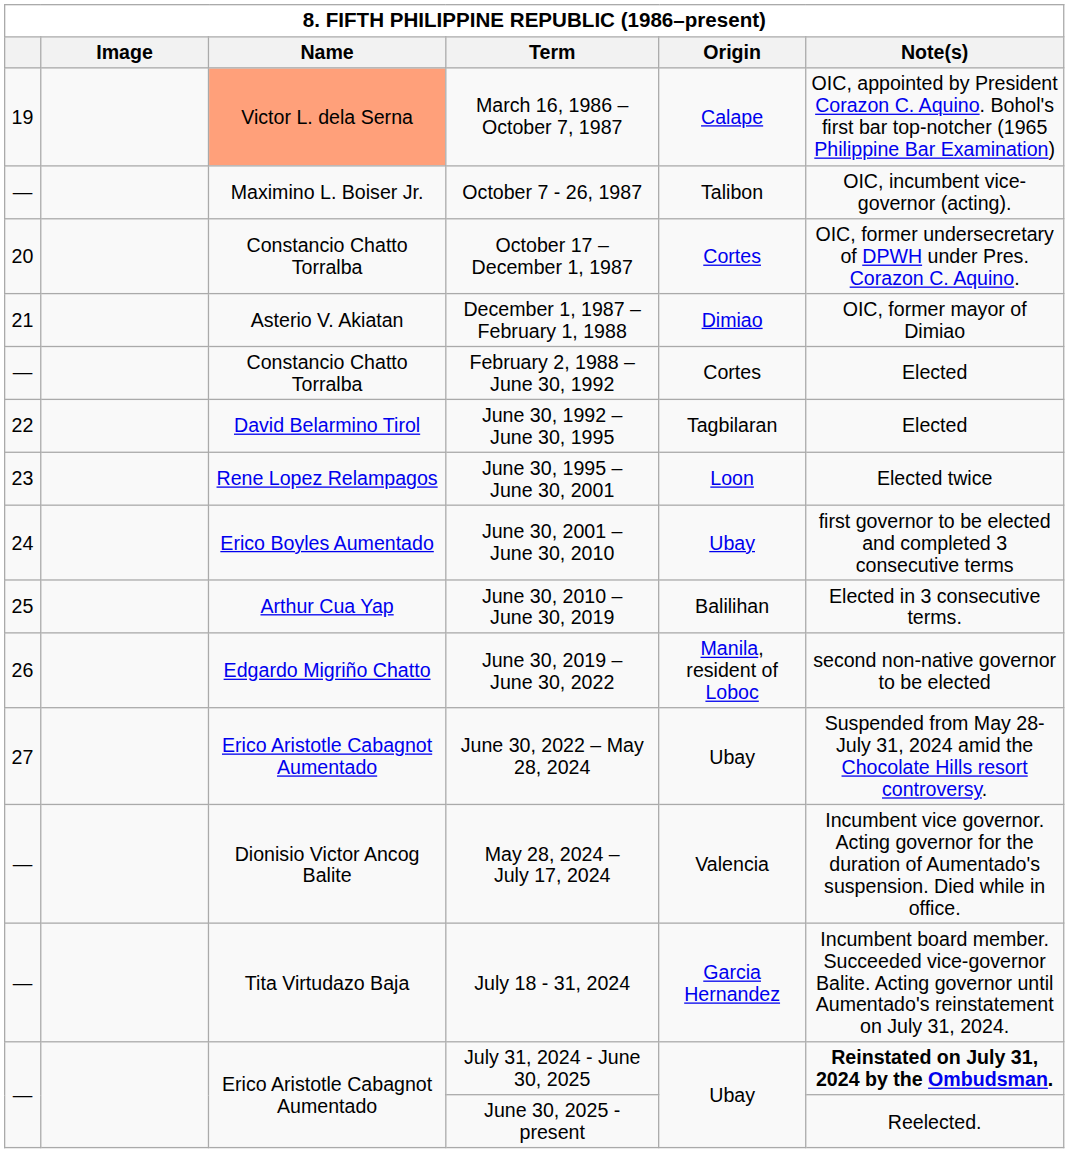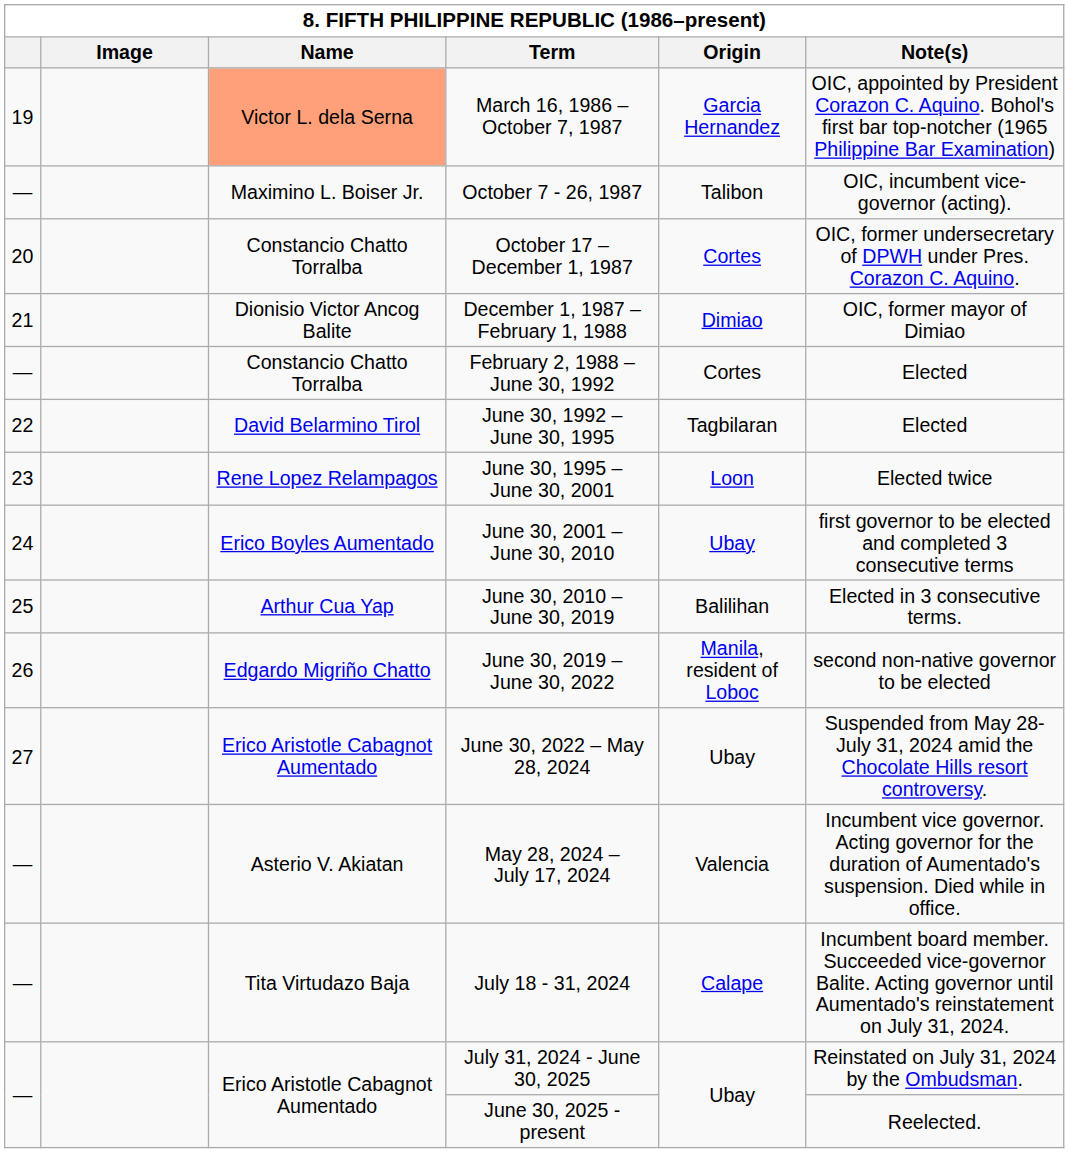(732, 117) Calape -> (732, 117) Garcia Hernandez
(327, 320) Asterio V. Akiatan -> (327, 320) Dionisio Victor Ancog Balite
(327, 864) Dionisio Victor Ancog Balite -> (327, 864) Asterio V. Akiatan
(732, 983) Garcia Hernandez -> (732, 983) Calape
(935, 1069) bold -> (935, 1069) normal
